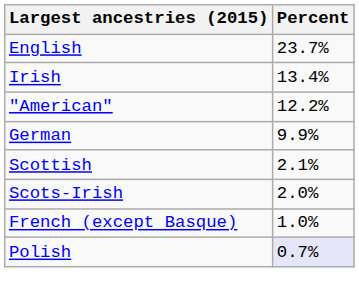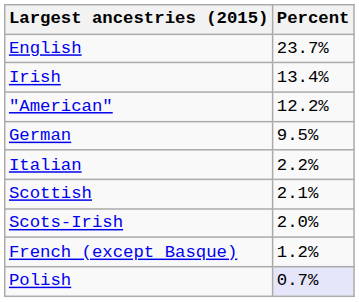(298, 135) 9.9% -> (298, 135) 9.5%
+ row: (45, 164)
(298, 223) 1.0% -> (298, 252) 1.2%
